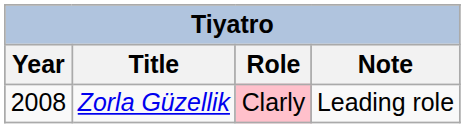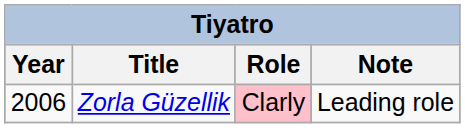(38, 104) 2008 -> (38, 104) 2006
